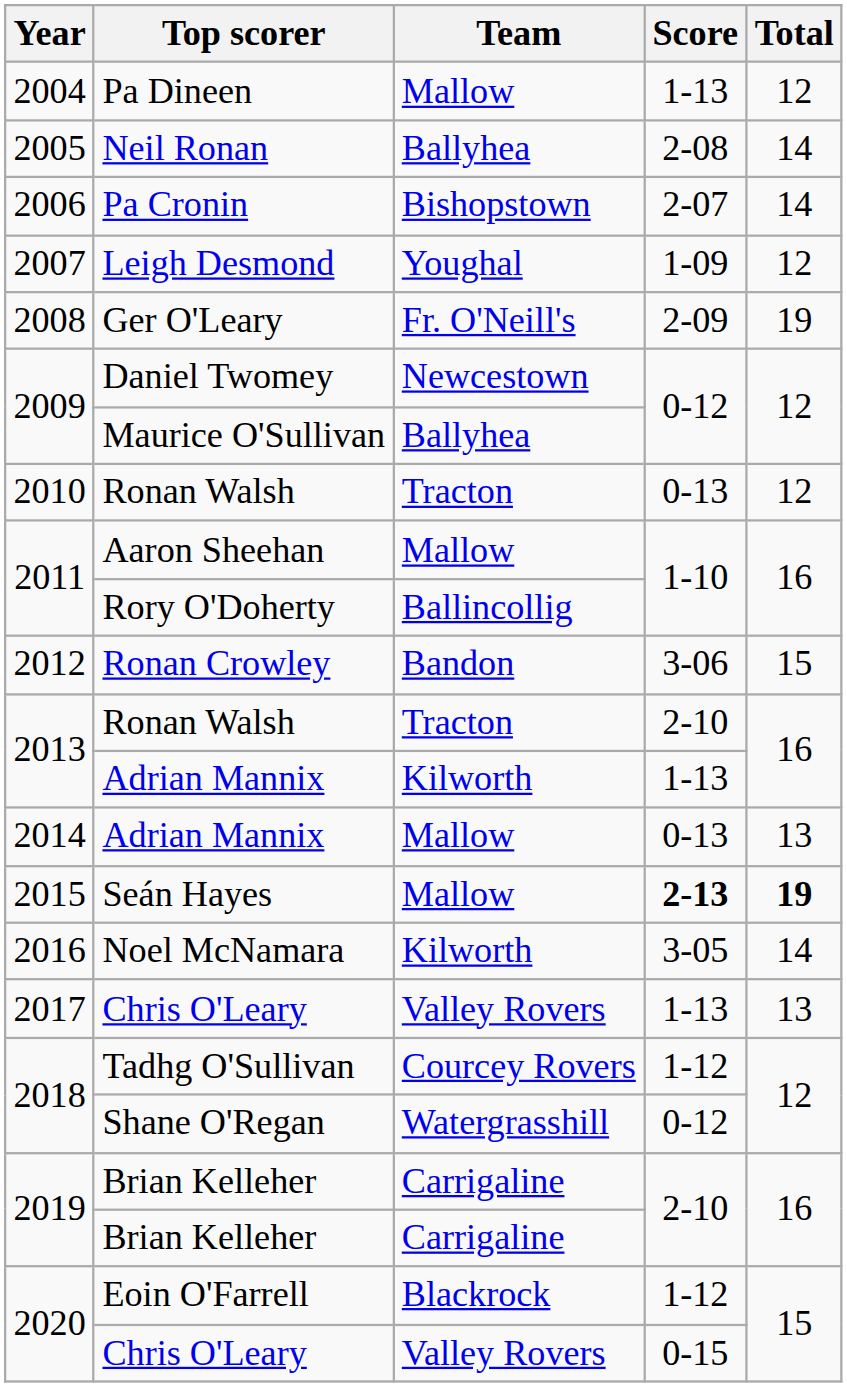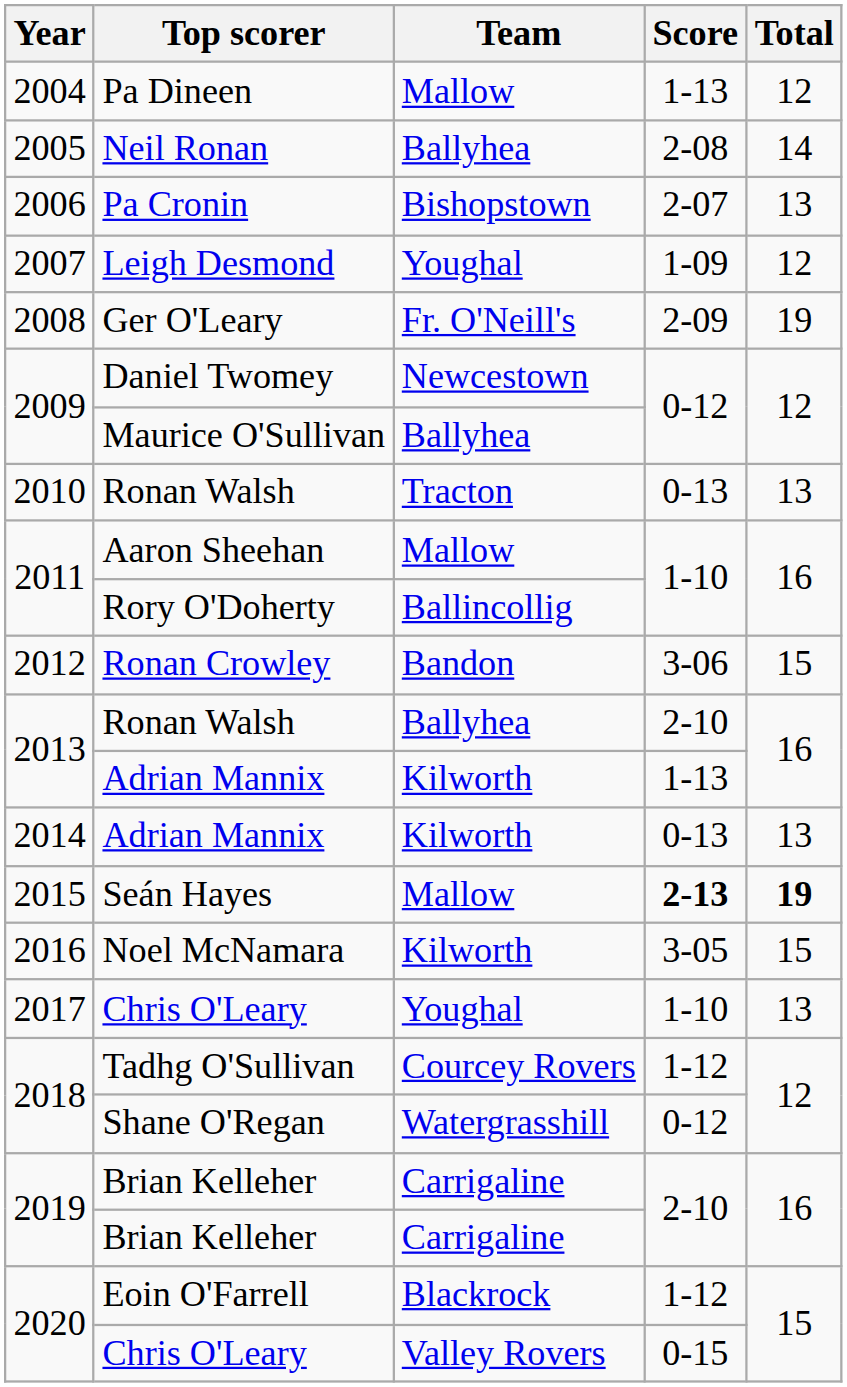(794, 205) 14 -> (794, 205) 13
(794, 491) 12 -> (794, 491) 13
(457, 721) Tracton -> (466, 721) Ballyhea
(458, 836) Mallow -> (467, 836) Kilworth
(794, 950) 14 -> (794, 950) 15
(504, 1008) Valley Rovers -> (462, 1008) Youghal
(695, 1008) 1-13 -> (695, 1008) 1-10
